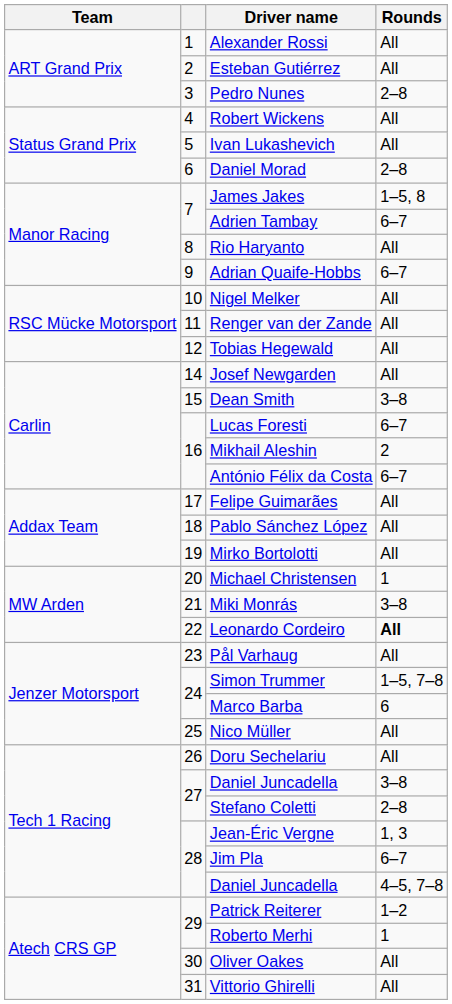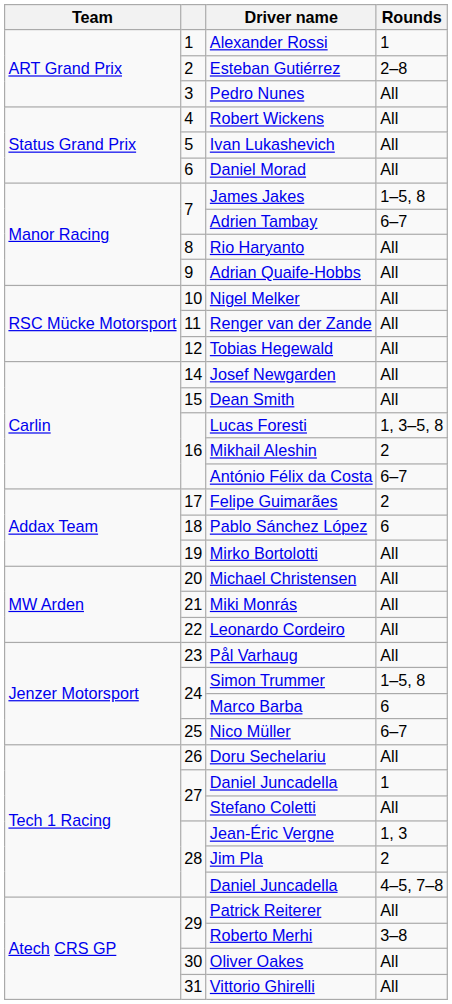(389, 42) All -> (385, 42) 1
(389, 68) All -> (394, 68) 2–8
(394, 93) 2–8 -> (389, 93) All
(394, 170) 2–8 -> (389, 170) All
(394, 272) 6–7 -> (389, 272) All
(394, 400) 3–8 -> (389, 400) All
(394, 425) 6–7 -> (412, 425) 1, 3–5, 8
(389, 502) All -> (385, 502) 2
(389, 527) All -> (385, 527) 6
(385, 578) 1 -> (389, 578) All
(394, 604) 3–8 -> (389, 604) All
(391, 629) bold -> (389, 629) normal
(412, 680) 1–5, 7–8 -> (403, 680) 1–5, 8
(389, 731) All -> (394, 731) 6–7
(394, 782) 3–8 -> (385, 782) 1
(394, 808) 2–8 -> (389, 808) All
(394, 859) 6–7 -> (385, 859) 2
(394, 910) 1–2 -> (389, 910) All
(385, 935) 1 -> (394, 935) 3–8
